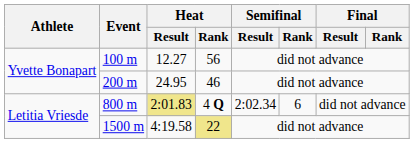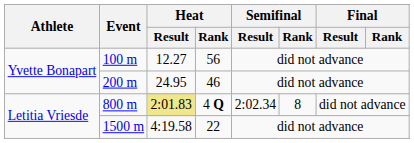(298, 105) 6 -> (298, 105) 8
(213, 127) khaki background -> (213, 127) no background
